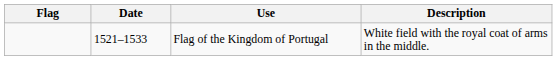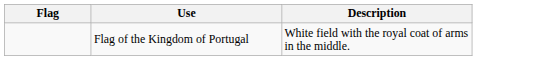- column: (131, 13)
